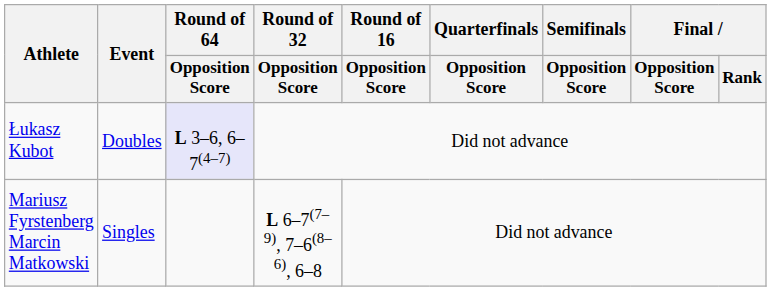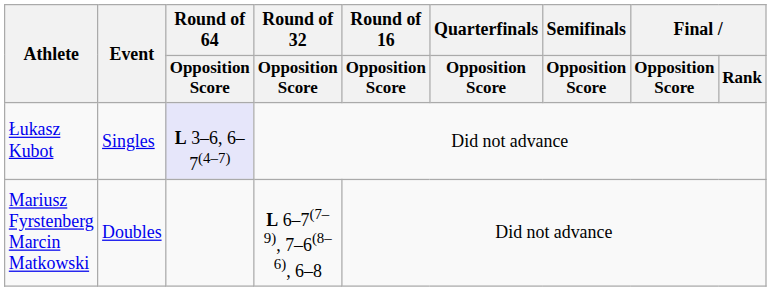(132, 141) Doubles -> (128, 141) Singles
(128, 232) Singles -> (132, 232) Doubles
